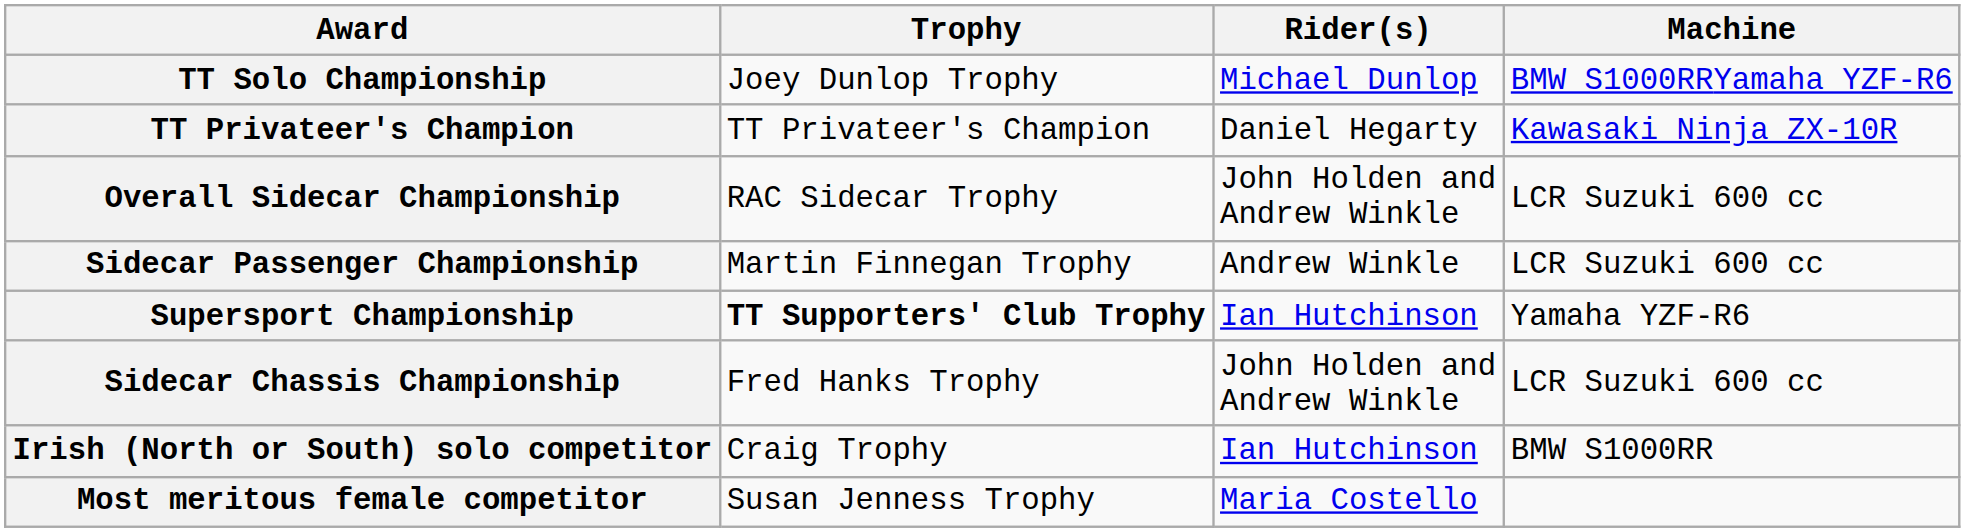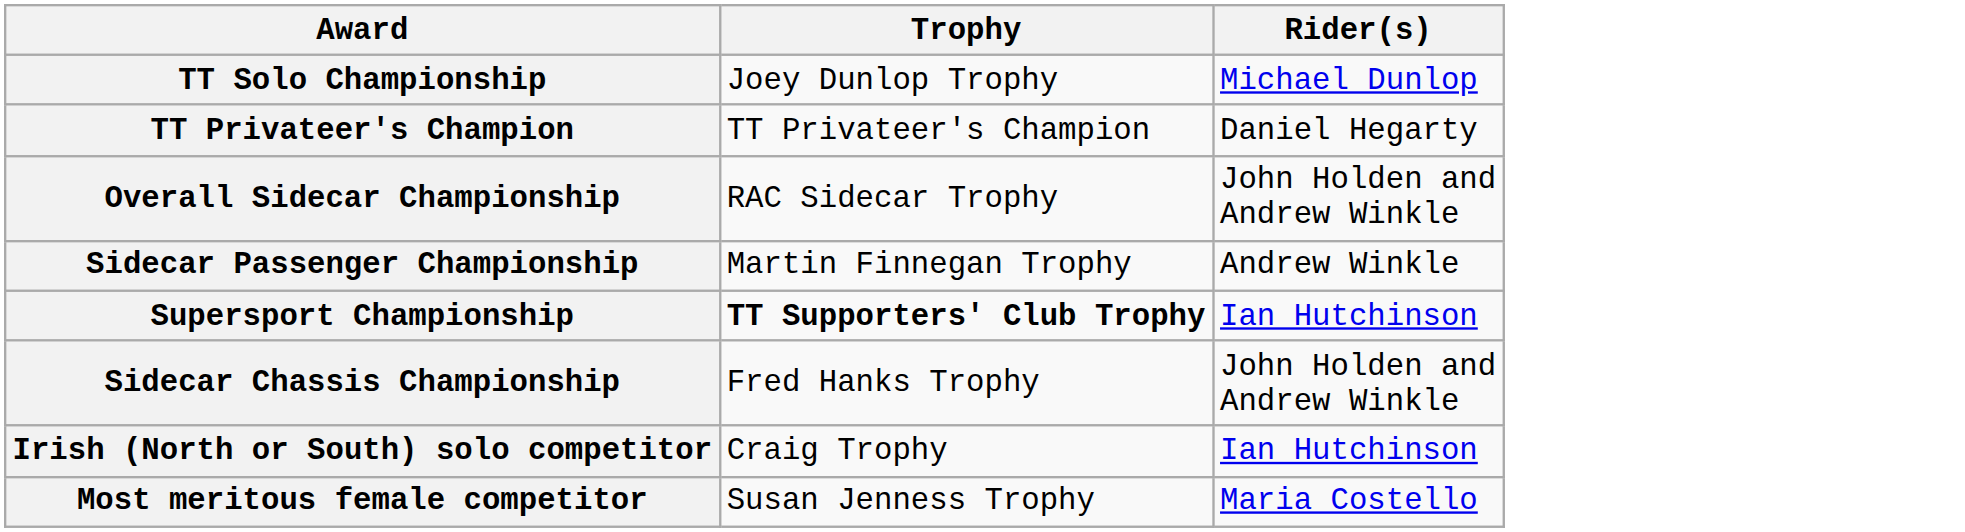- column: (1732, 30)
